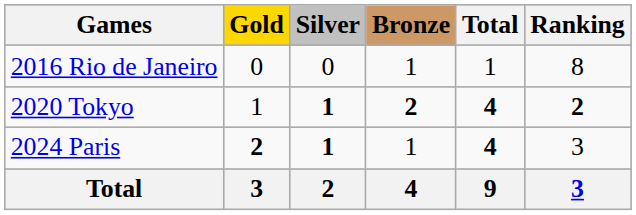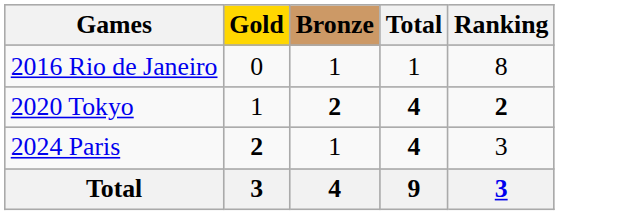- column: (328, 24)
